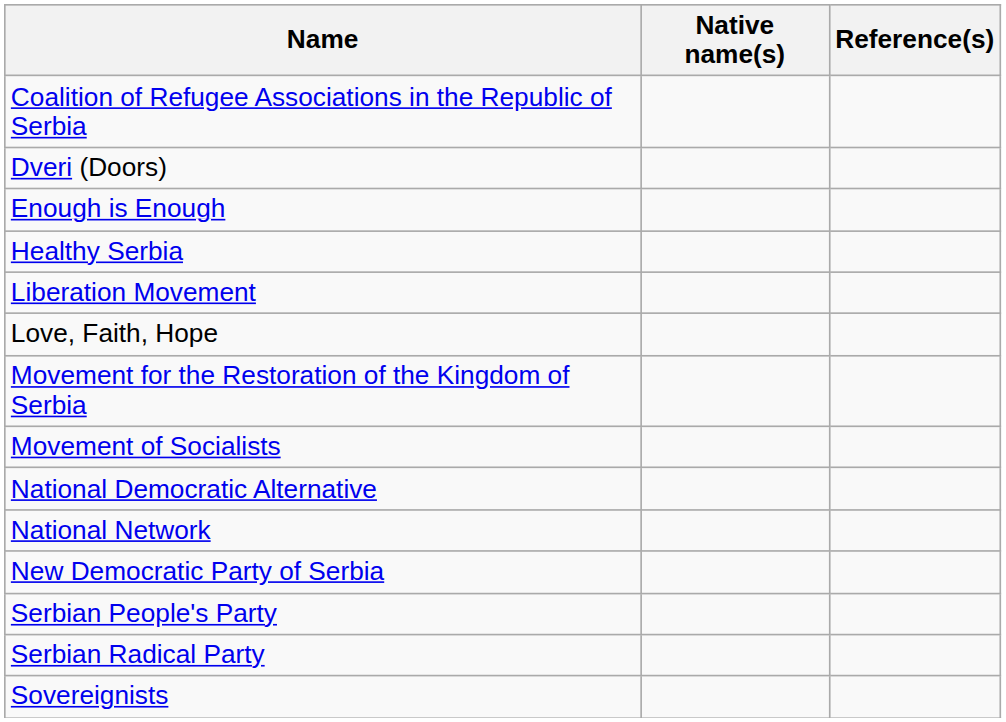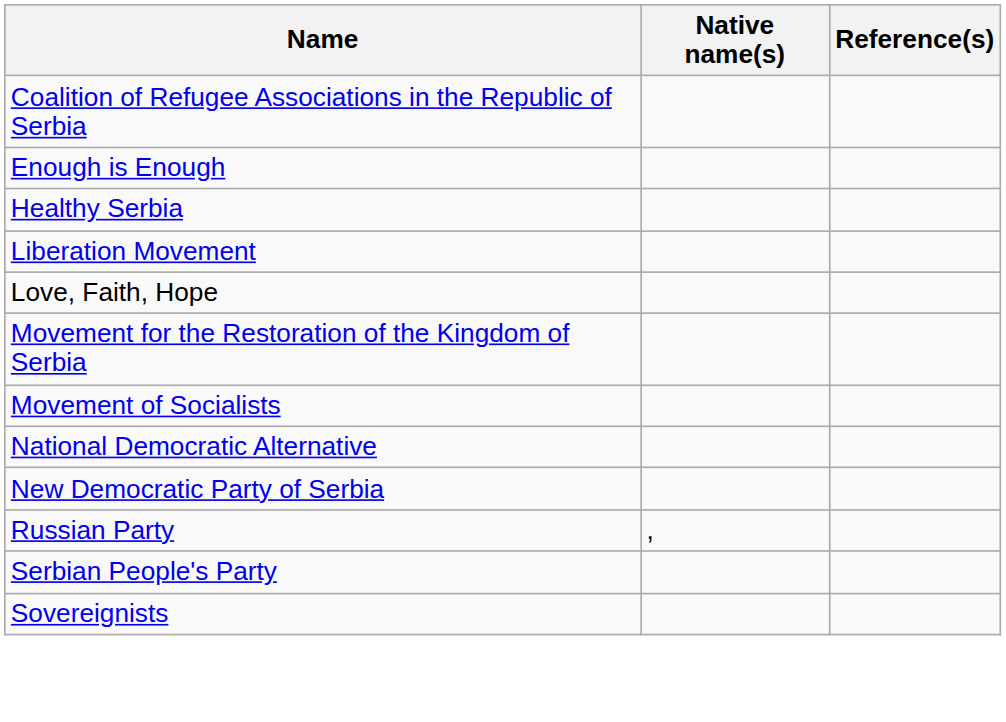- row: (89, 167)
- row: (111, 530)
+ row: (93, 530)
- row: (138, 654)
